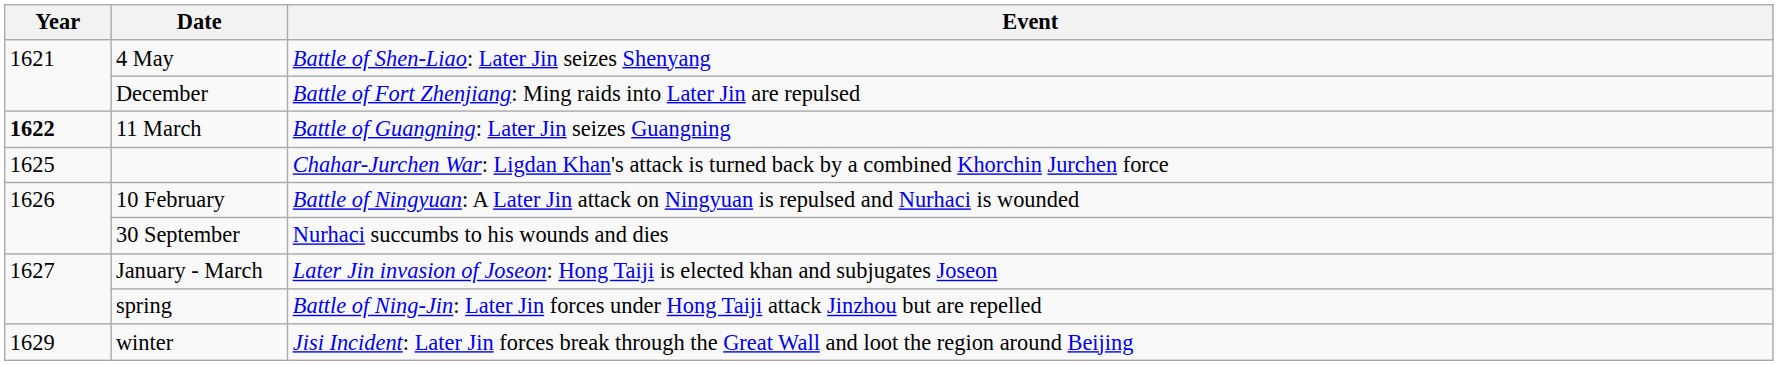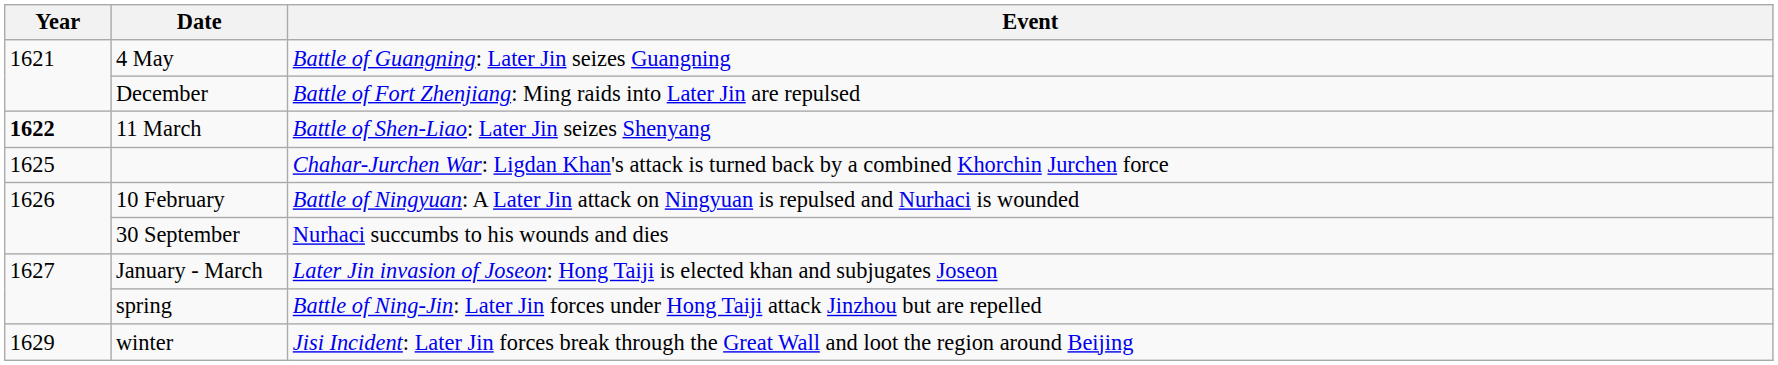(502, 57) Battle of Shen-Liao: Later Jin seizes Shenyang -> (512, 57) Battle of Guangning: Later Jin seizes Guangning
(512, 128) Battle of Guangning: Later Jin seizes Guangning -> (502, 128) Battle of Shen-Liao: Later Jin seizes Shenyang
